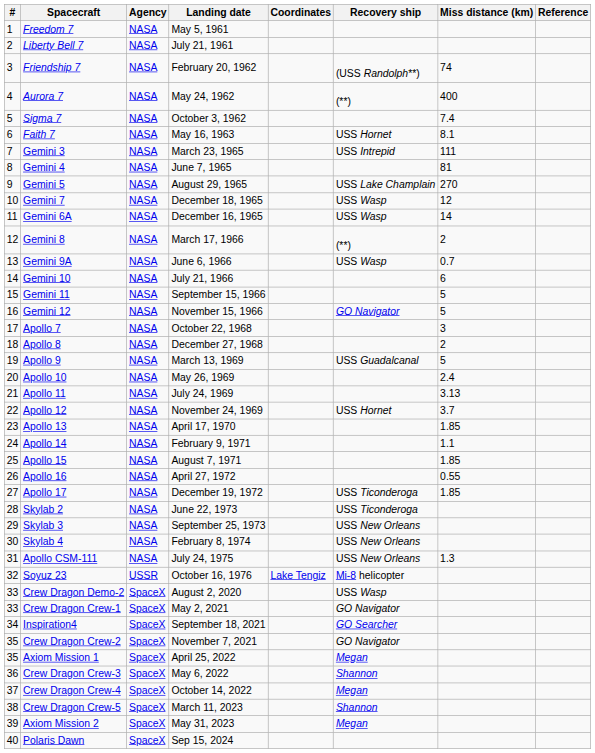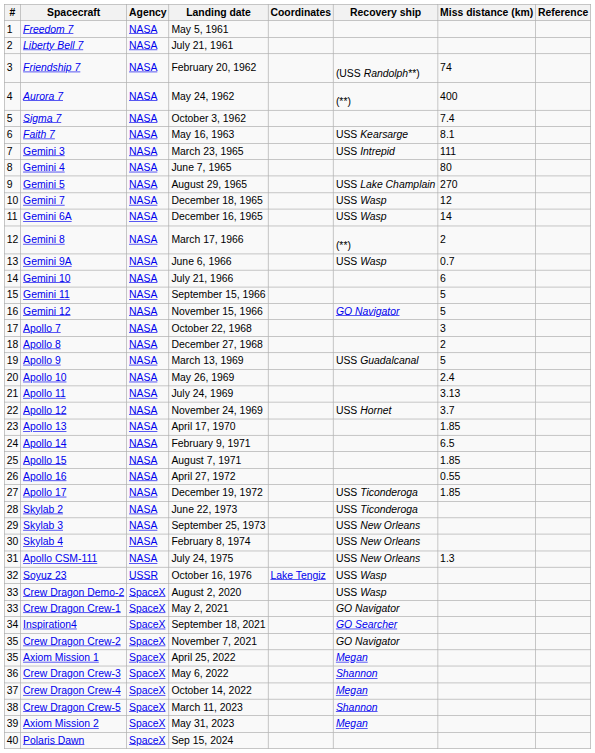(364, 135) USS Hornet -> (372, 135) USS Kearsarge
(446, 168) 81 -> (446, 168) 80
(447, 443) 1.1 -> (447, 443) 6.5
(370, 575) Mi-8 helicopter -> (361, 575) USS Wasp
